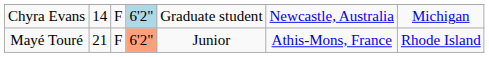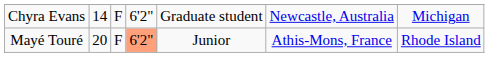(141, 16) lightblue background -> (141, 16) no background
(100, 40) 21 -> (100, 40) 20
